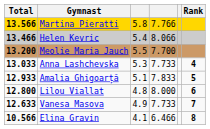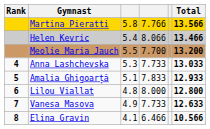columns swapped: (193, 11) <-> (21, 11)
